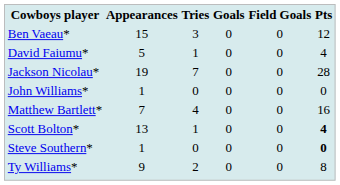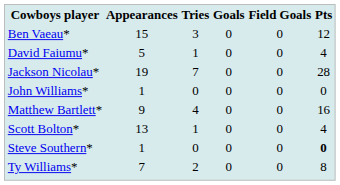(142, 110) 7 -> (142, 110) 9
(324, 129) bold -> (324, 129) normal
(142, 167) 9 -> (142, 167) 7
